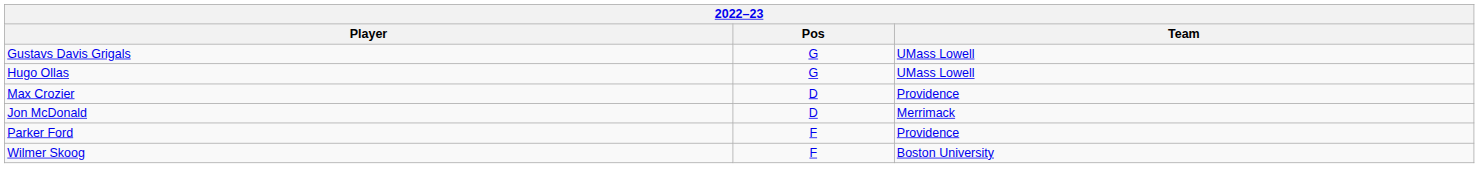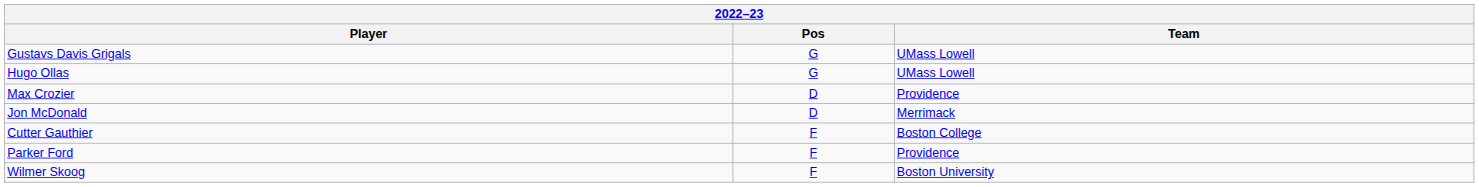+ row: (50, 133)
